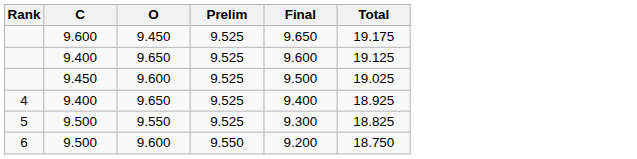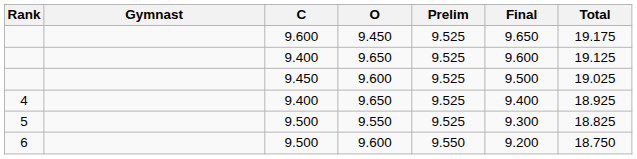+ column: (154, 15)
